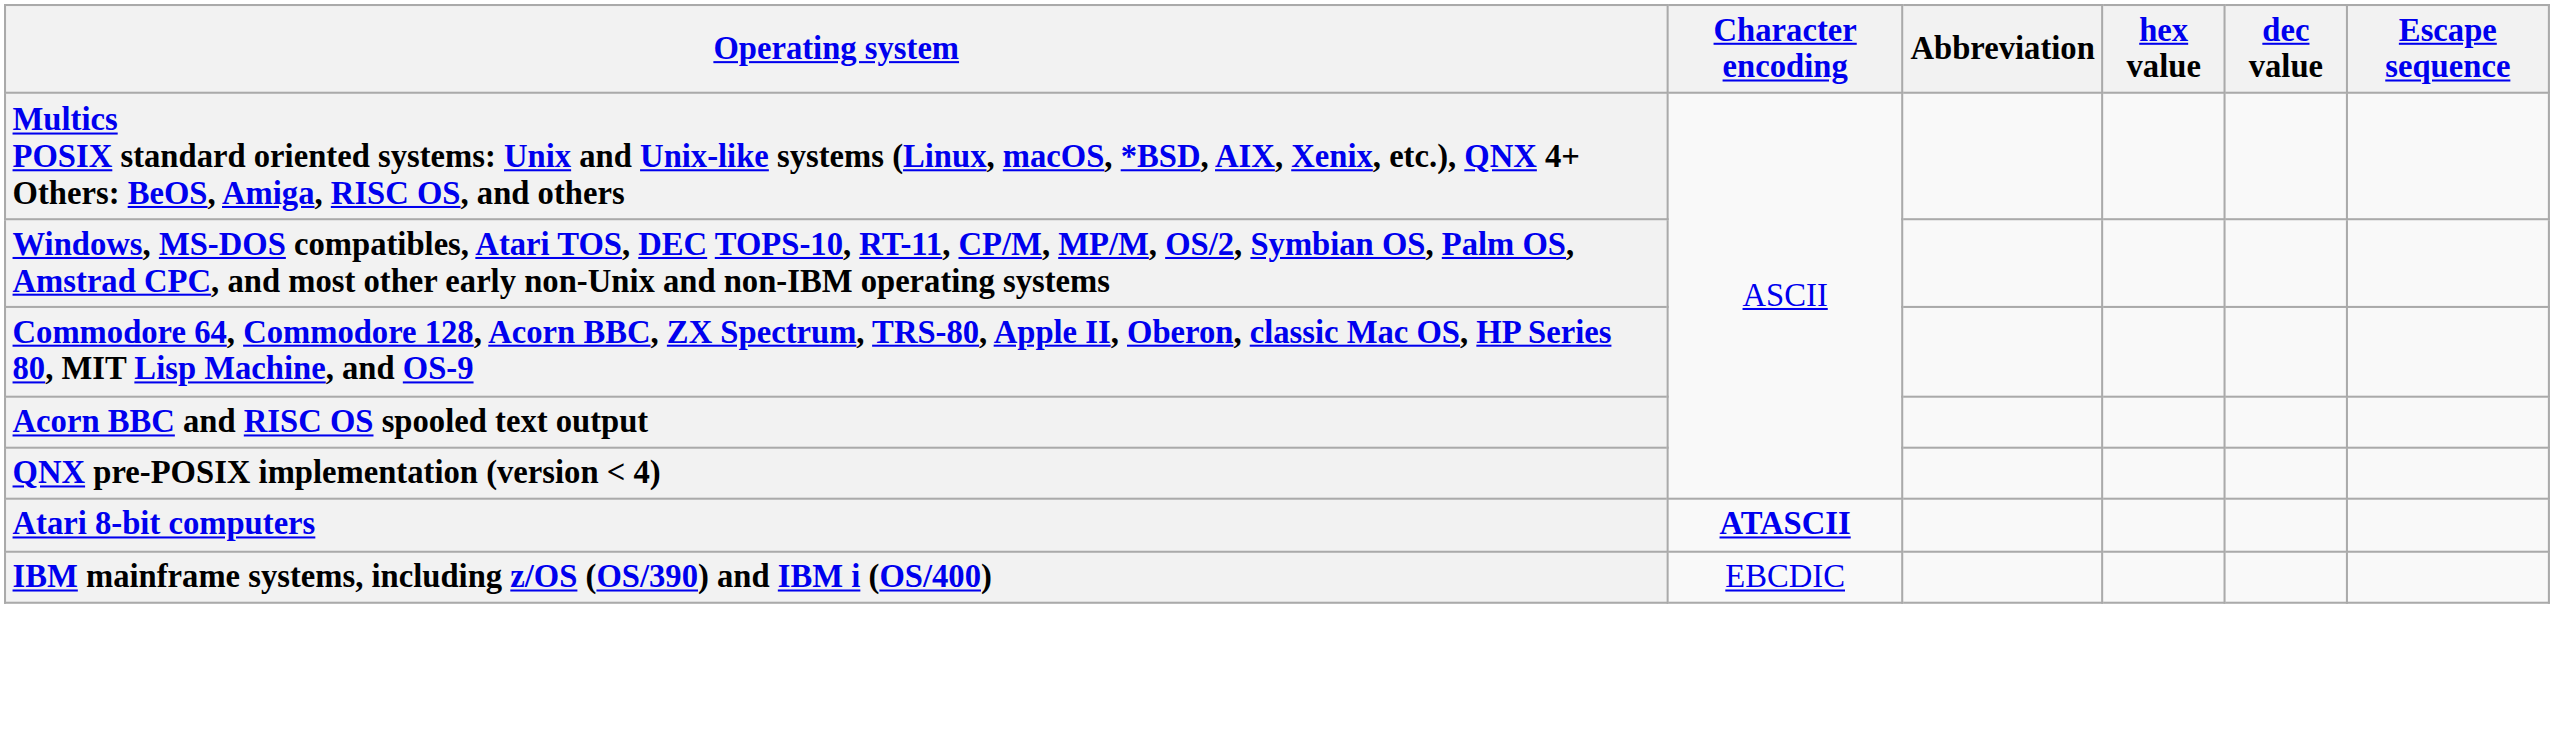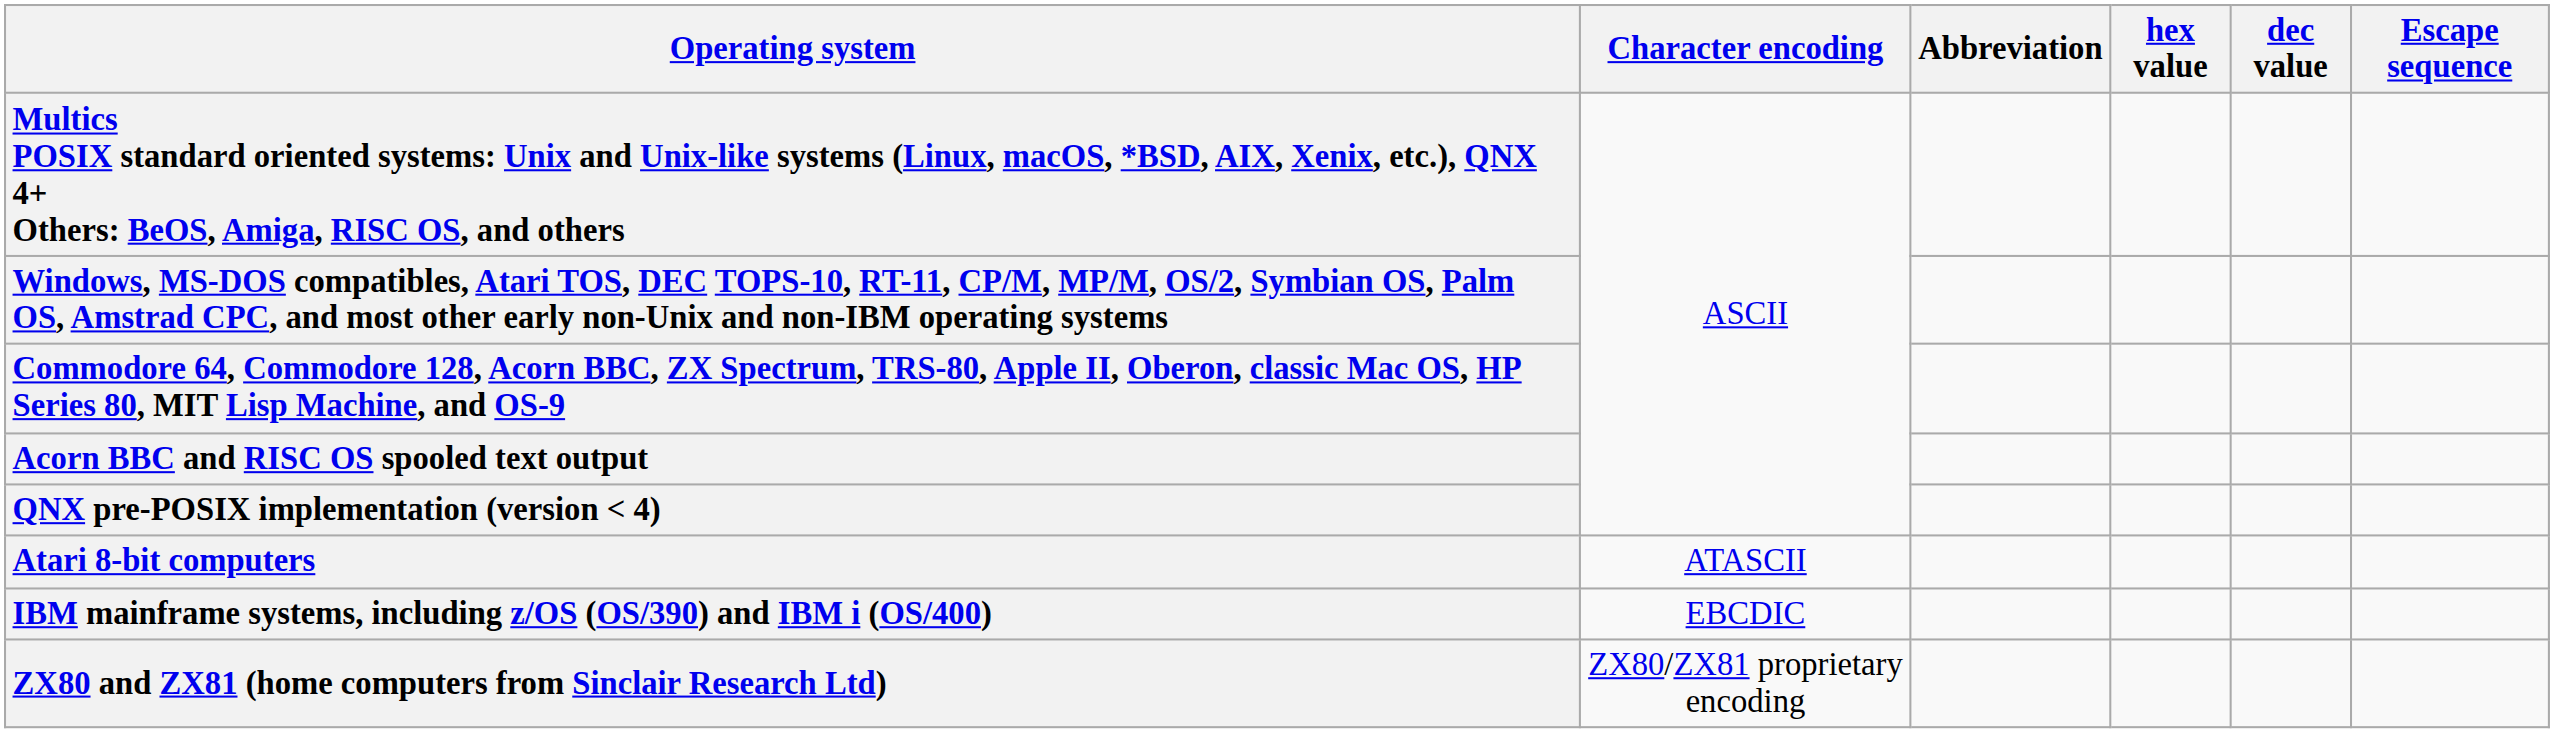(1785, 524) bold -> (1745, 561) normal
+ row: (450, 683)
